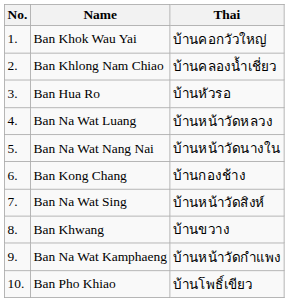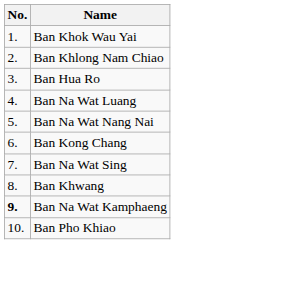- column: (227, 15)
(13, 256) normal -> (13, 206) bold
